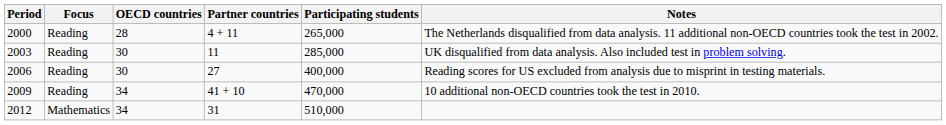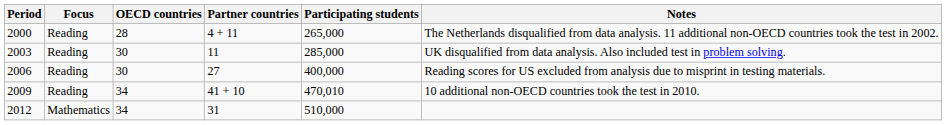(324, 91) 470,000 -> (324, 91) 470,010
